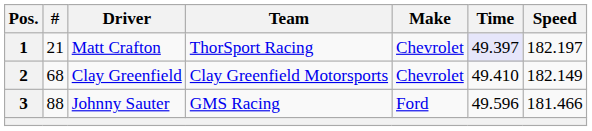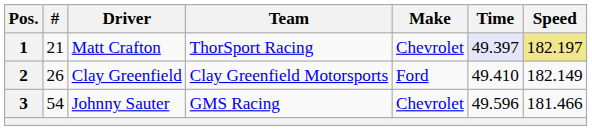(555, 47) no background -> (555, 47) khaki background
(55, 75) 68 -> (55, 75) 26
(430, 75) Chevrolet -> (412, 75) Ford
(55, 103) 88 -> (55, 103) 54
(412, 103) Ford -> (430, 103) Chevrolet
